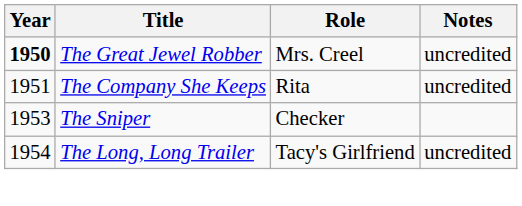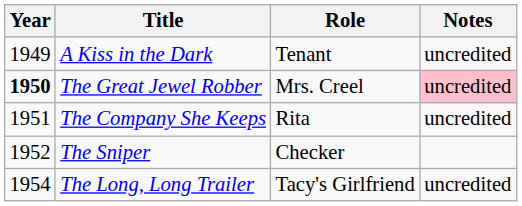+ row: (136, 53)
(468, 53) no background -> (468, 86) pink background
(30, 119) 1953 -> (30, 151) 1952
